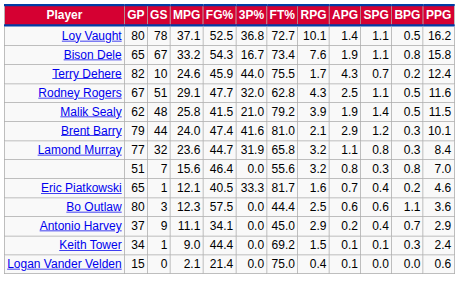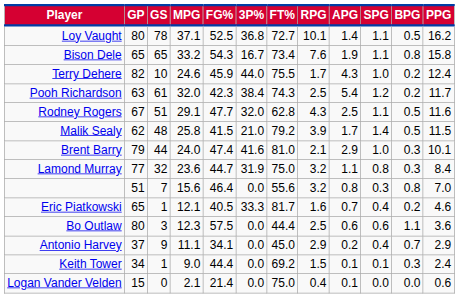(161, 55) 67 -> (161, 55) 65
(381, 74) 0.7 -> (381, 74) 1.0
+ row: (76, 93)
(350, 112) 1.9 -> (350, 131) 1.7
(381, 131) 1.2 -> (381, 150) 1.0
(283, 150) 65.8 -> (283, 169) 75.0
